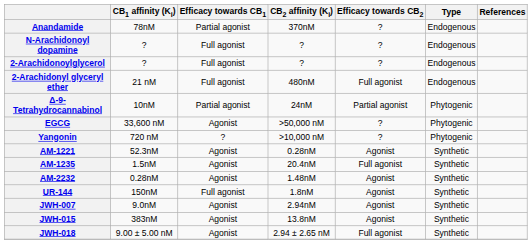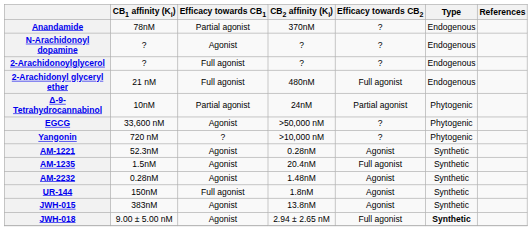(223, 45) Full agonist -> (223, 45) Agonist
- row: (58, 206)
(451, 233) normal -> (451, 219) bold
